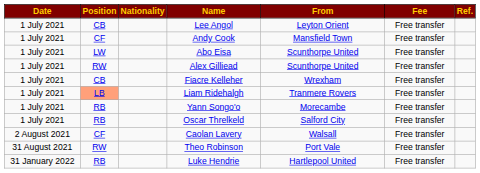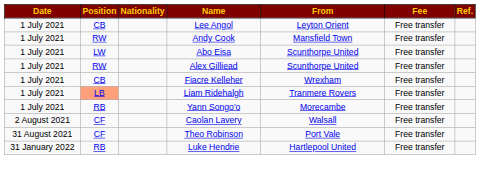(99, 39) CF -> (99, 39) RW
- row: (214, 121)
(99, 148) RW -> (99, 134) CF
